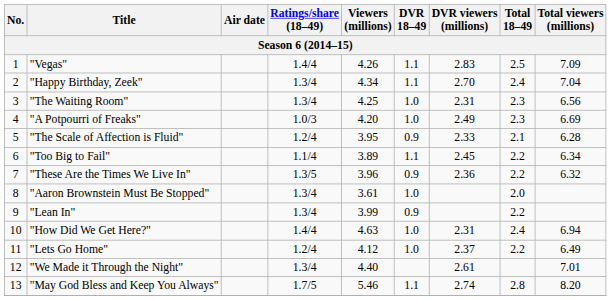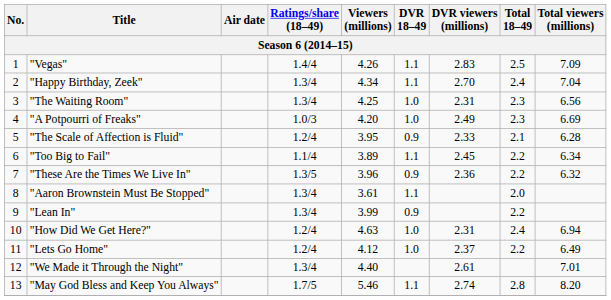(412, 193) 1.0 -> (412, 193) 1.1
(305, 230) 1.4/4 -> (305, 230) 1.2/4
